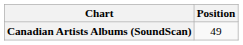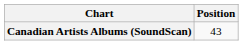(216, 31) 49 -> (216, 31) 43
